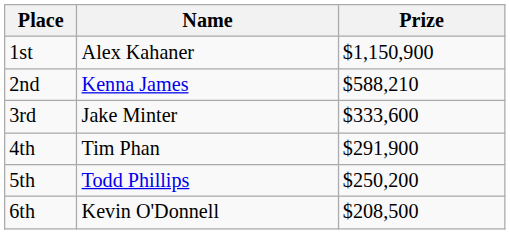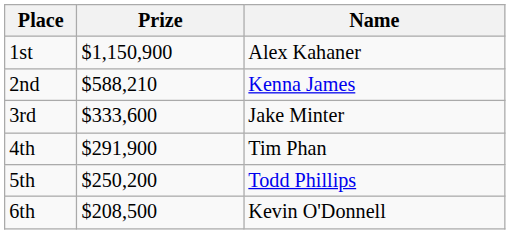columns swapped: (208, 20) <-> (422, 20)
